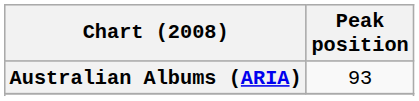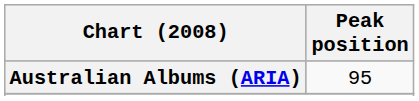(360, 78) 93 -> (360, 78) 95
